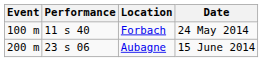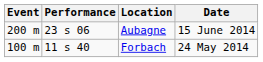rows swapped: (143, 31) <-> (143, 48)
